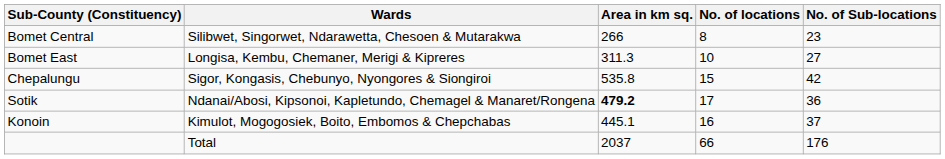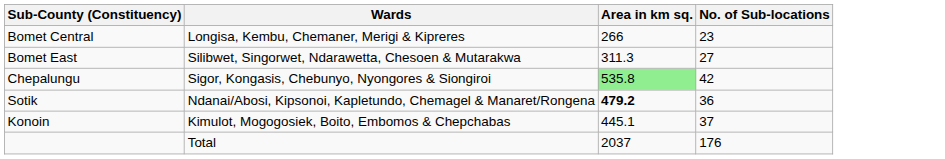- column: (750, 15)
(354, 36) Silibwet, Singorwet, Ndarawetta, Chesoen & Mutarakwa -> (326, 36) Longisa, Kembu, Chemaner, Merigi & Kipreres
(326, 57) Longisa, Kembu, Chemaner, Merigi & Kipreres -> (354, 57) Silibwet, Singorwet, Ndarawetta, Chesoen & Mutarakwa
(618, 79) no background -> (618, 79) lightgreen background
